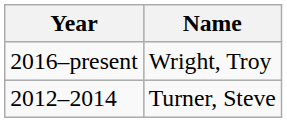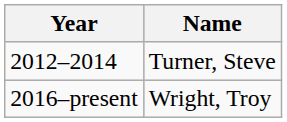rows swapped: (63, 98) <-> (74, 60)
